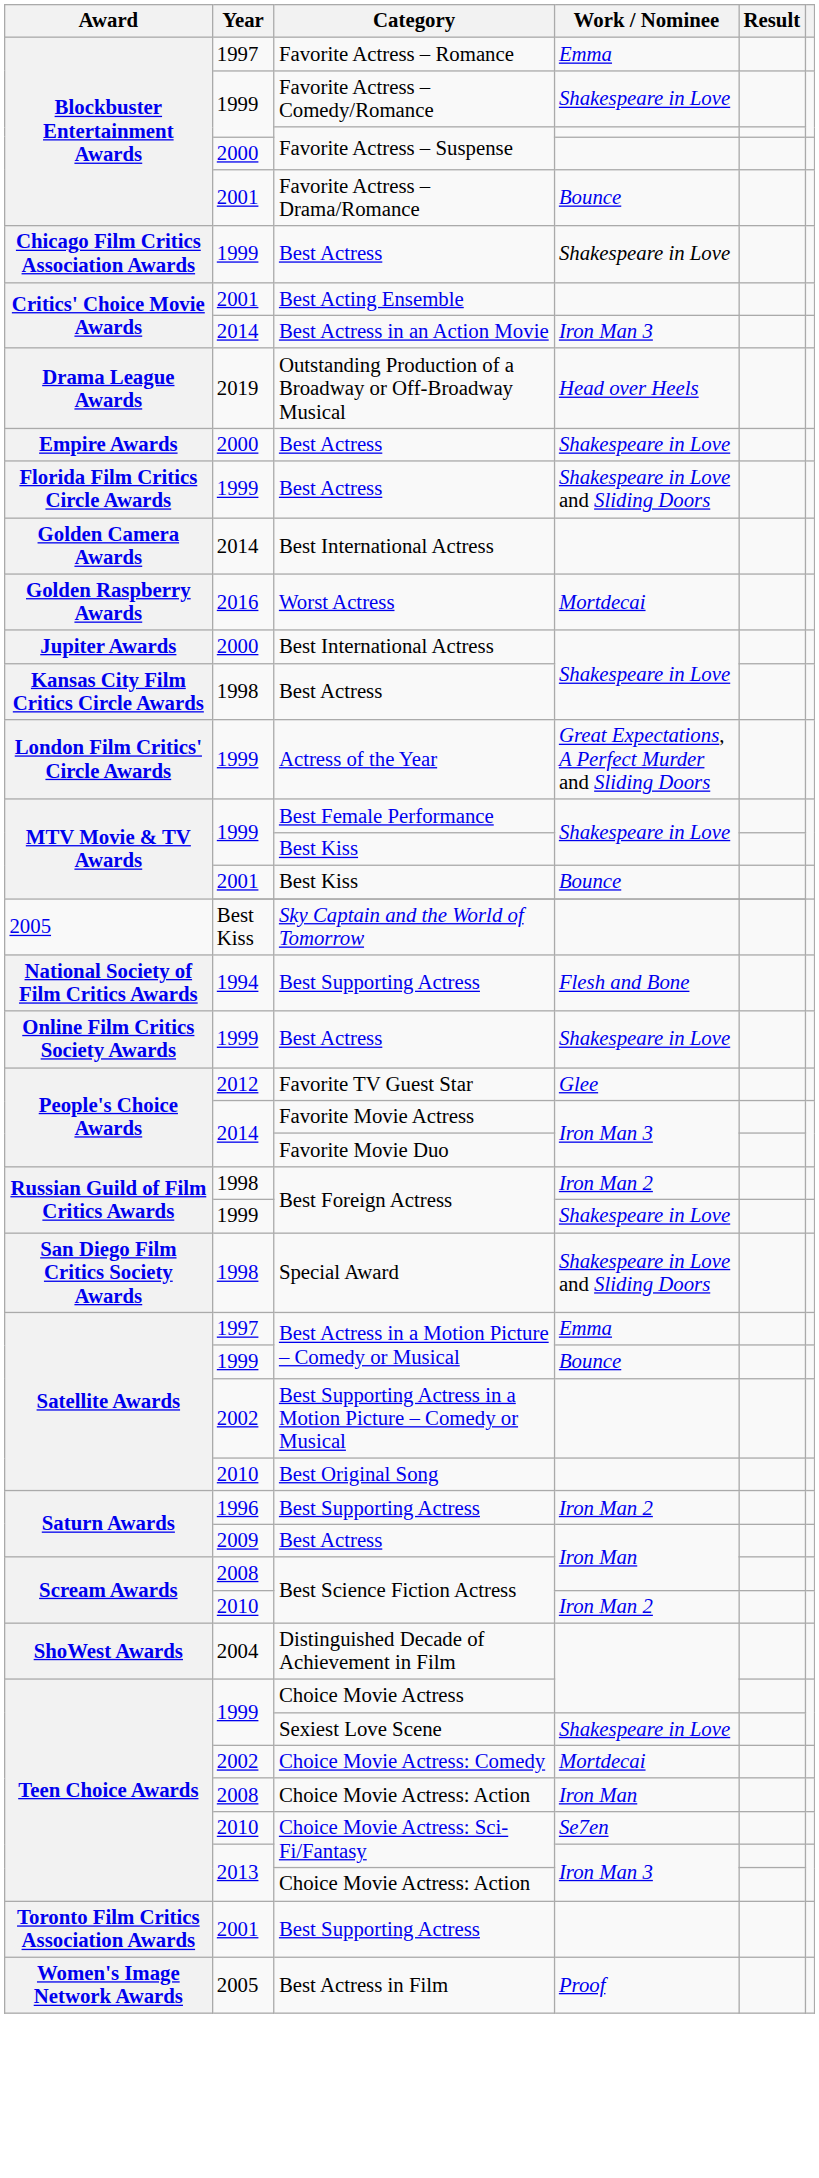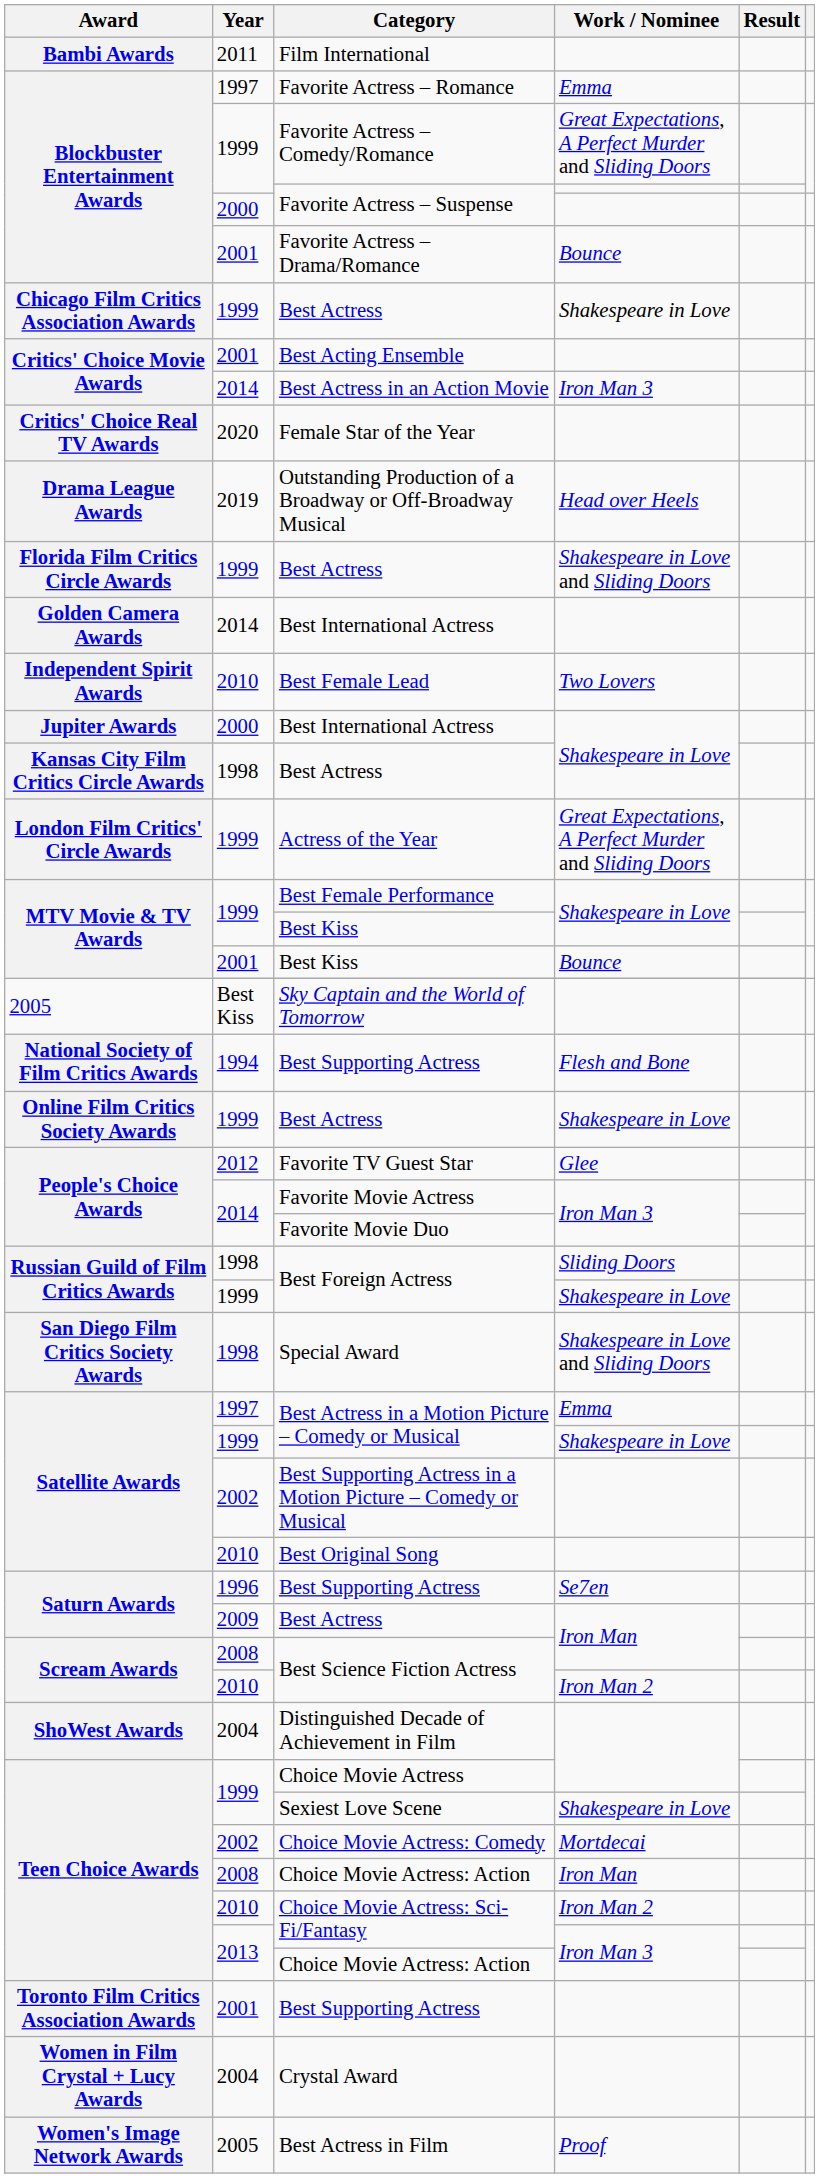+ row: (237, 53)
(645, 98) Shakespeare in Love -> (642, 143) Great Expectations, A Perfect Murder and Sliding Doors
+ row: (238, 432)
- row: (238, 444)
- row: (238, 601)
+ row: (238, 681)
(606, 1182) Iron Man 2 -> (617, 1262) Sliding Doors
(590, 1361) Bounce -> (645, 1441) Shakespeare in Love
(606, 1507) Iron Man 2 -> (584, 1587) Se7en
(584, 1827) Se7en -> (606, 1907) Iron Man 2
+ row: (238, 2076)
